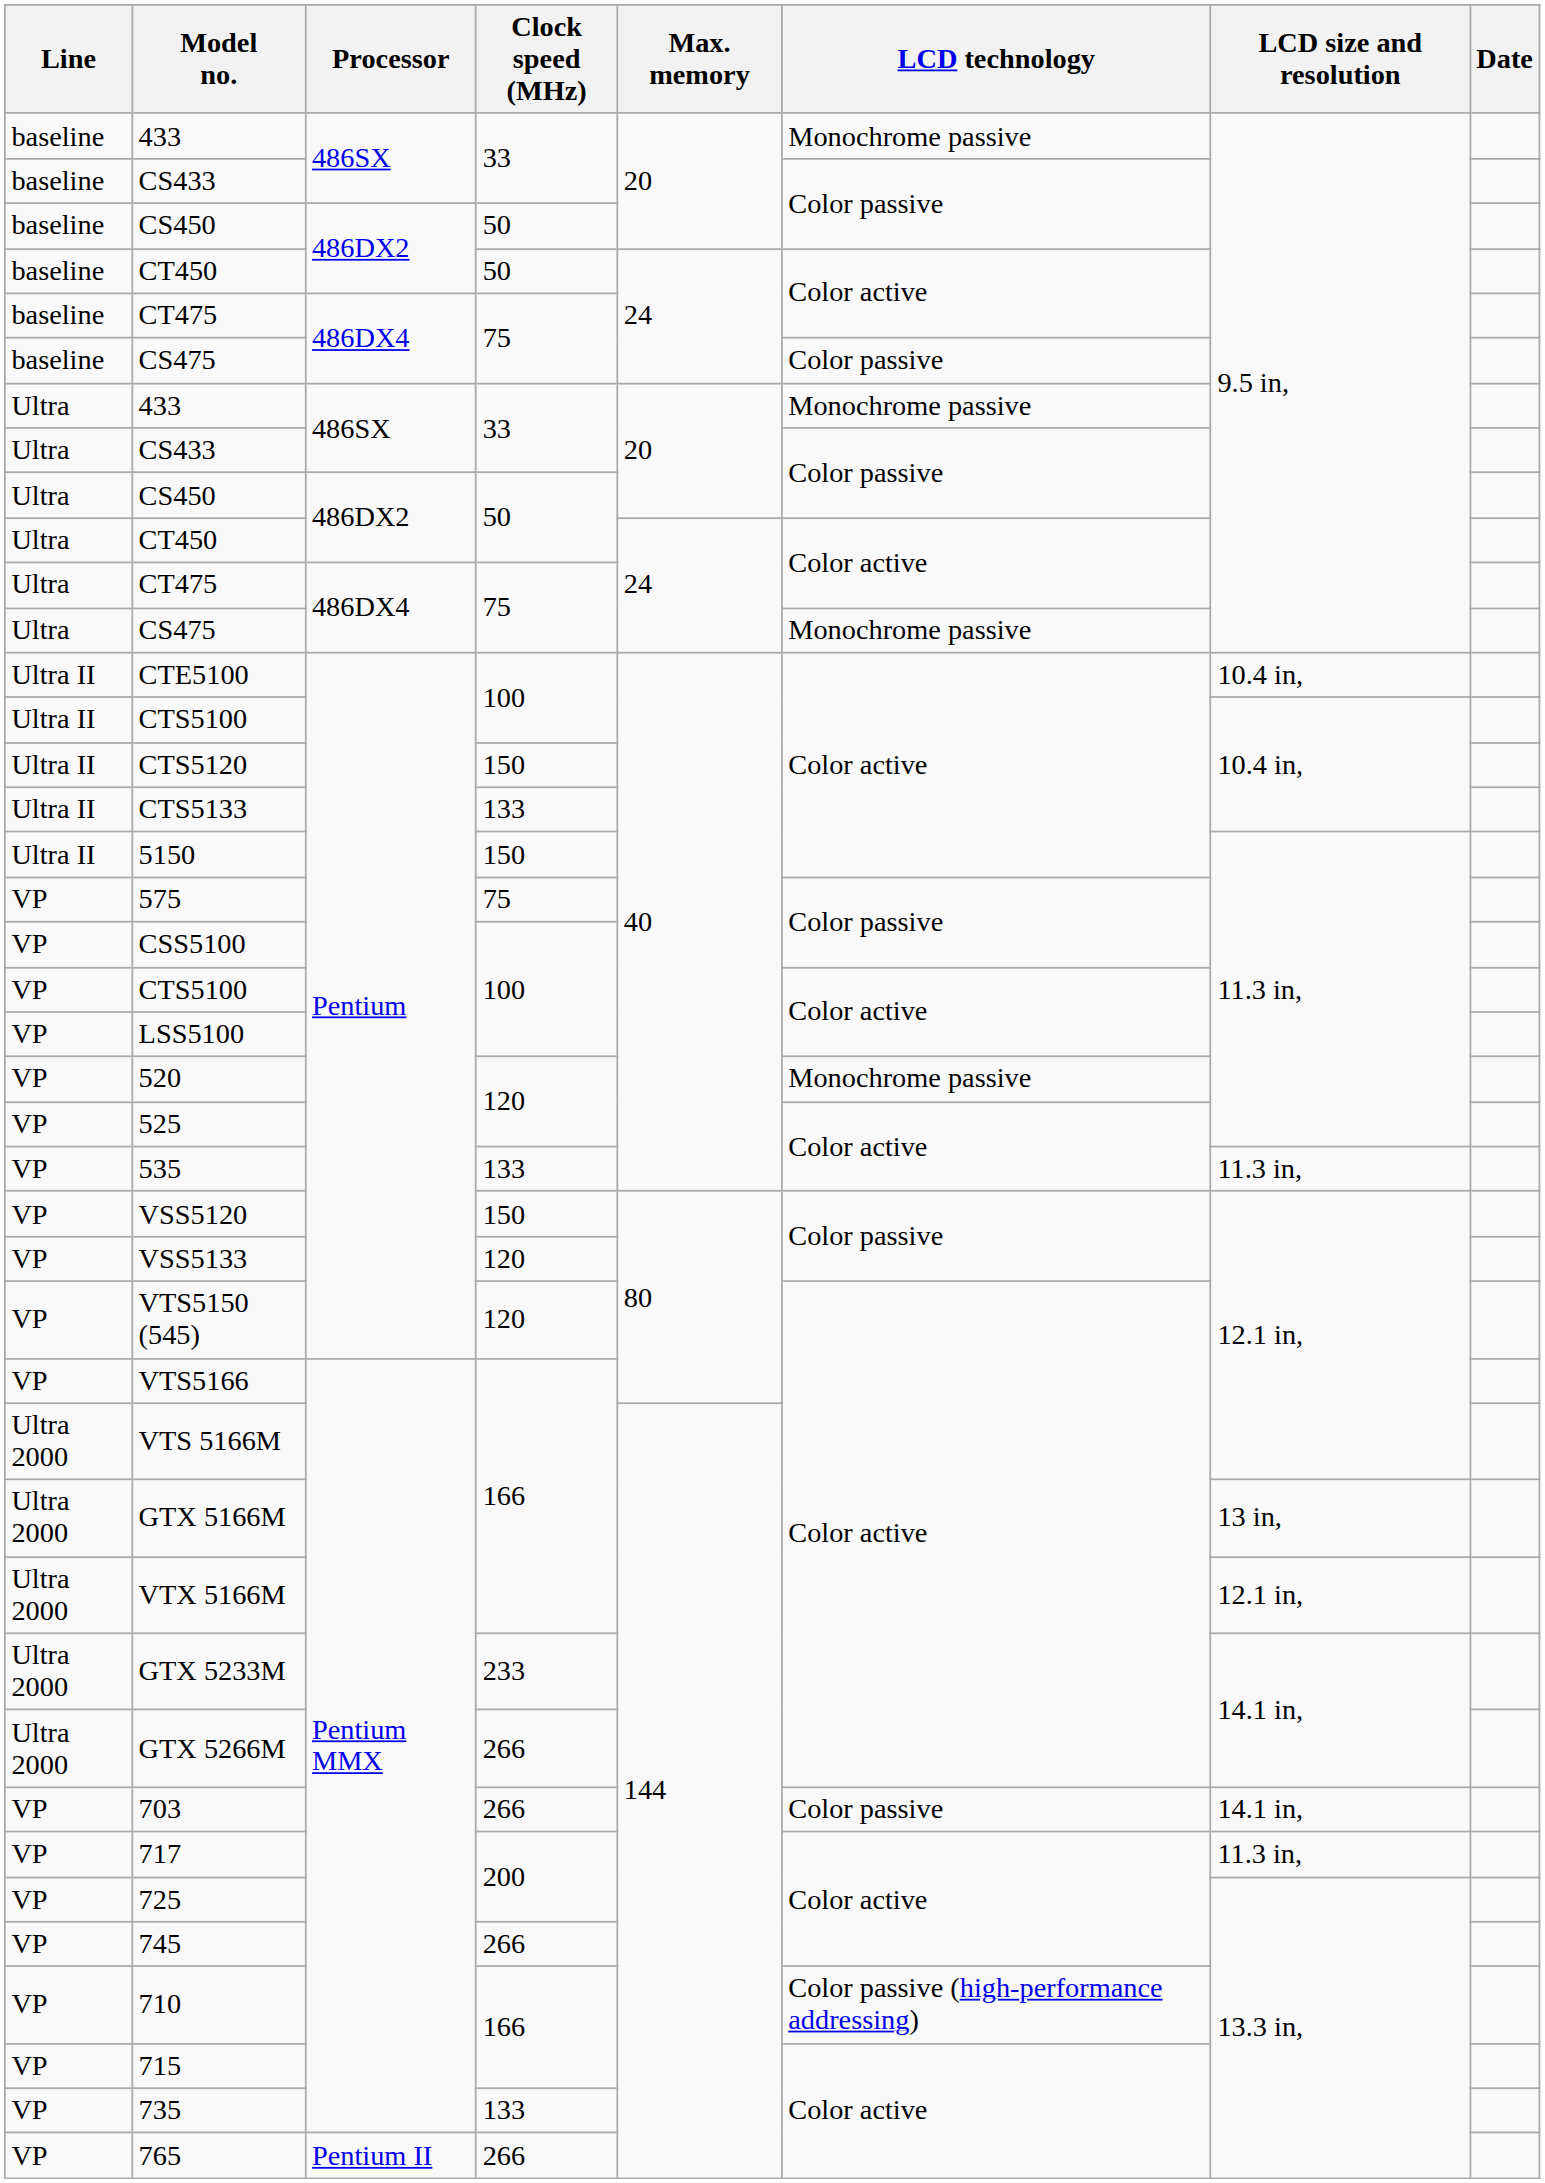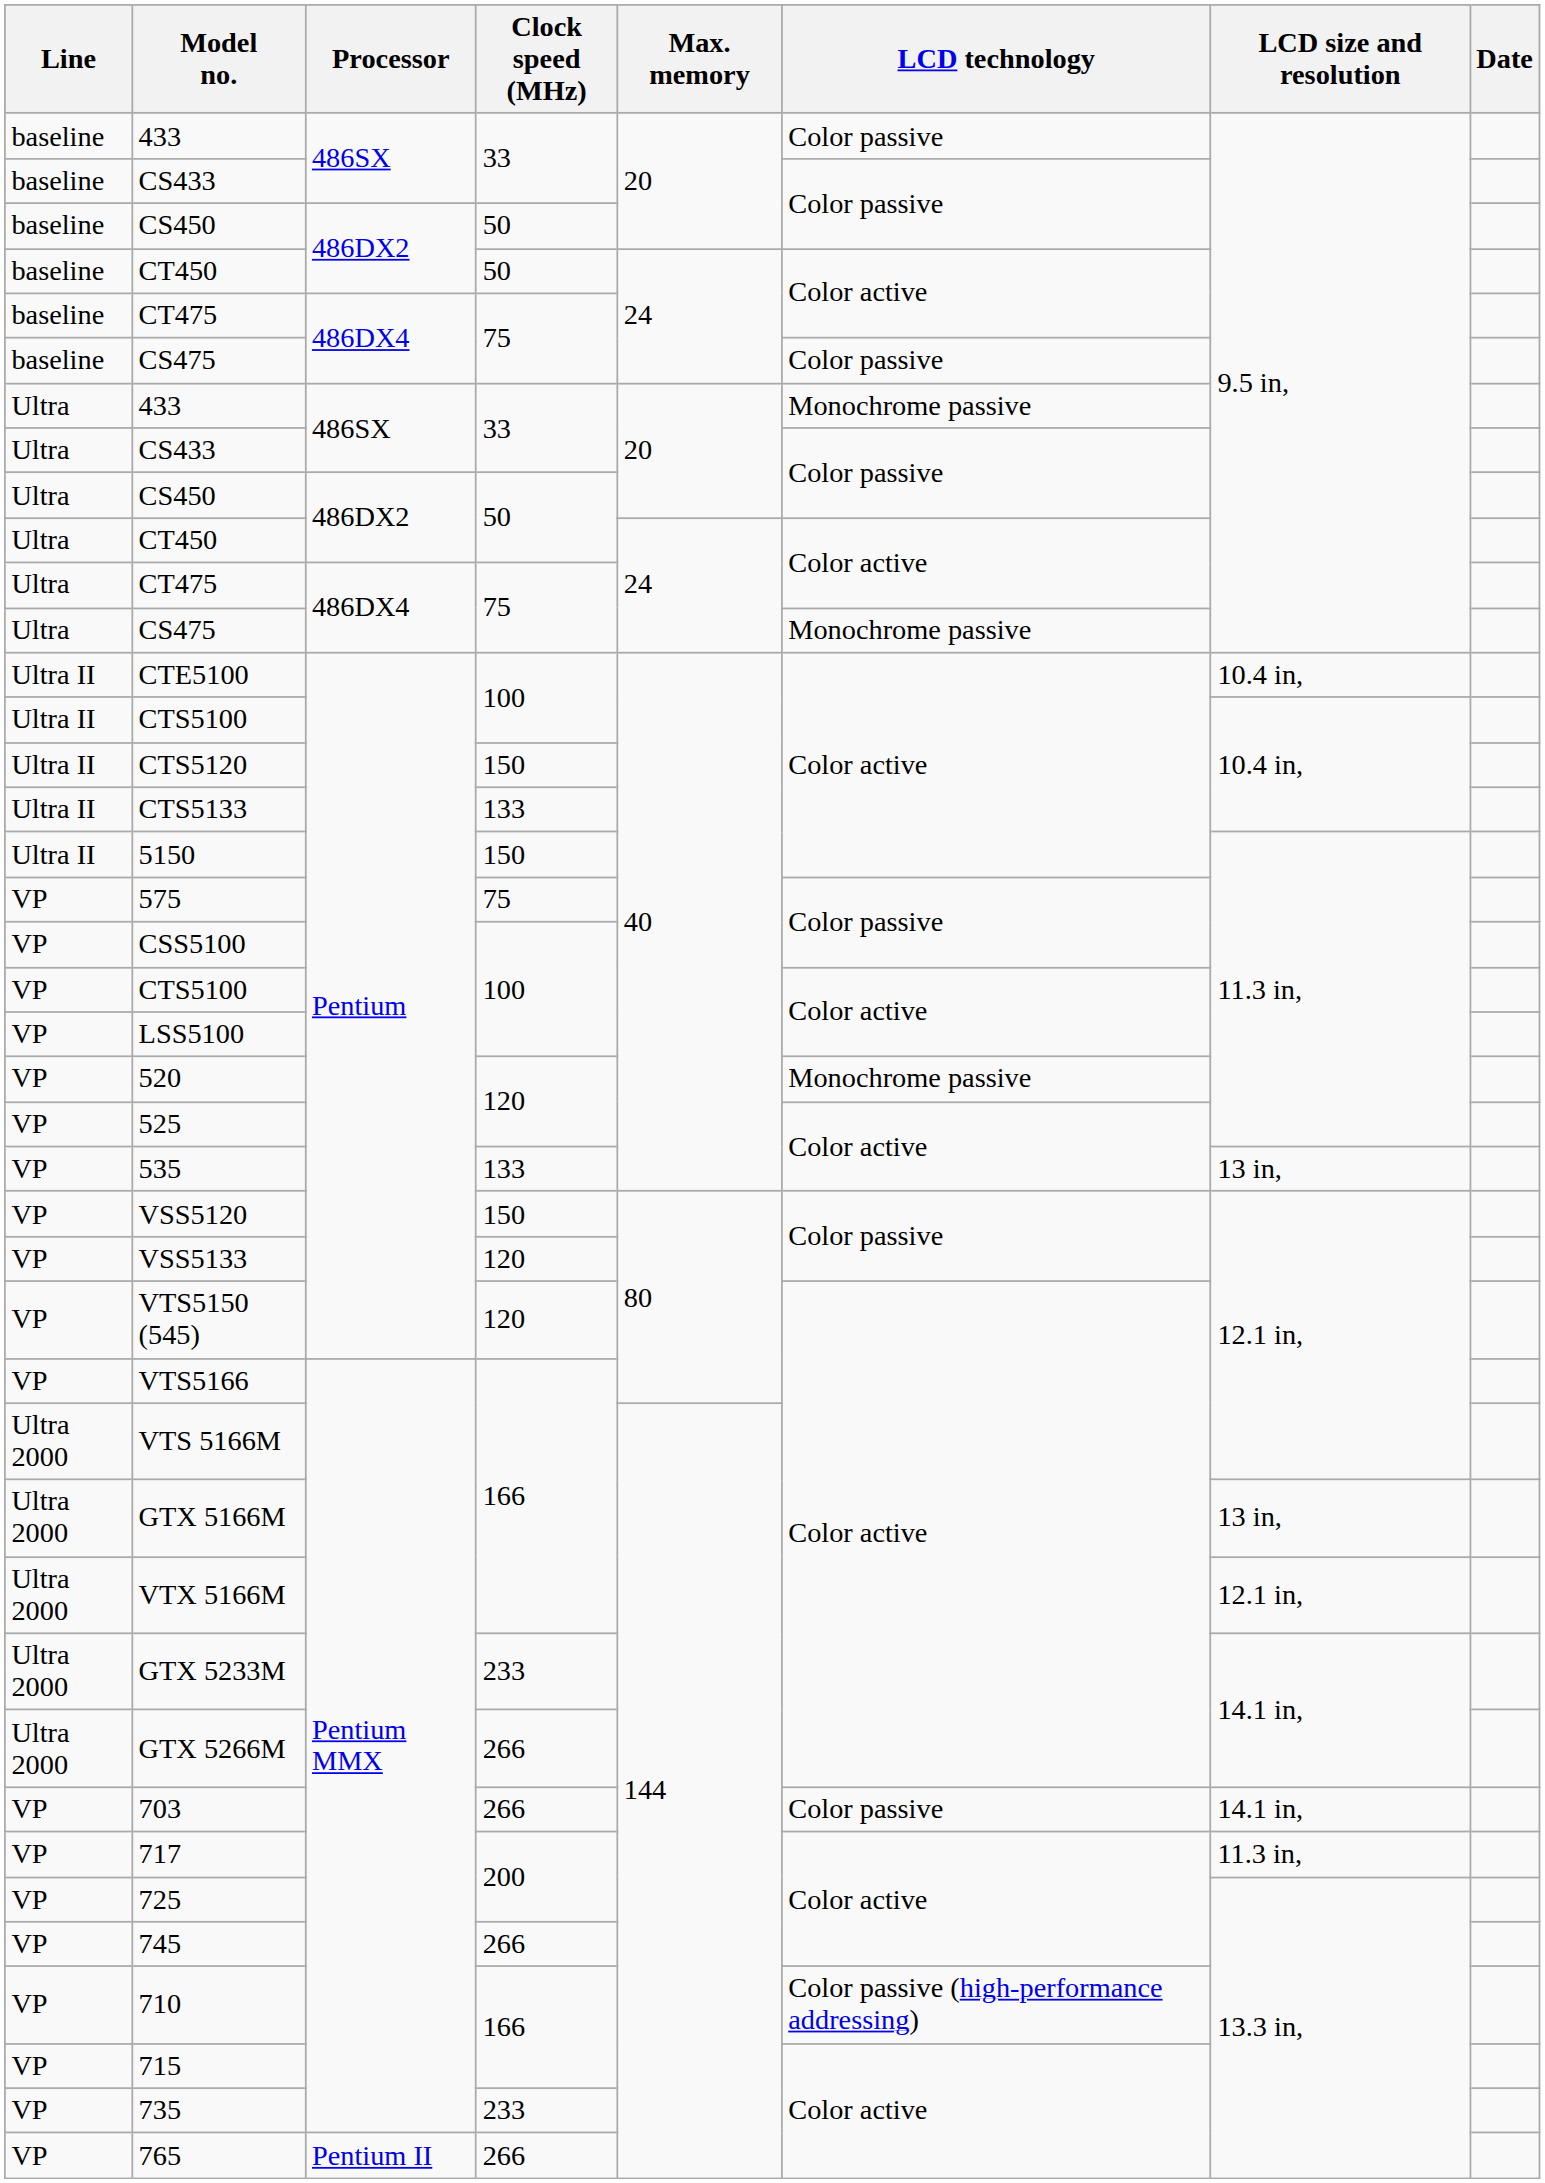(910, 135) Monochrome passive -> (866, 135) Color passive
(1260, 1168) 11.3 in, -> (1250, 1168) 13 in,
(504, 2110) 133 -> (504, 2110) 233
